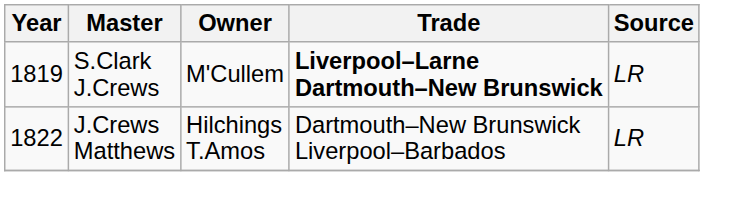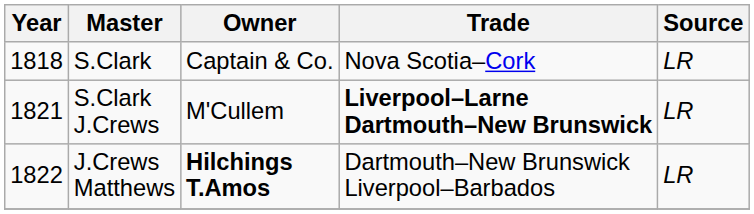+ row: (113, 60)
(37, 74) 1819 -> (37, 111) 1821
(234, 138) normal -> (239, 175) bold
